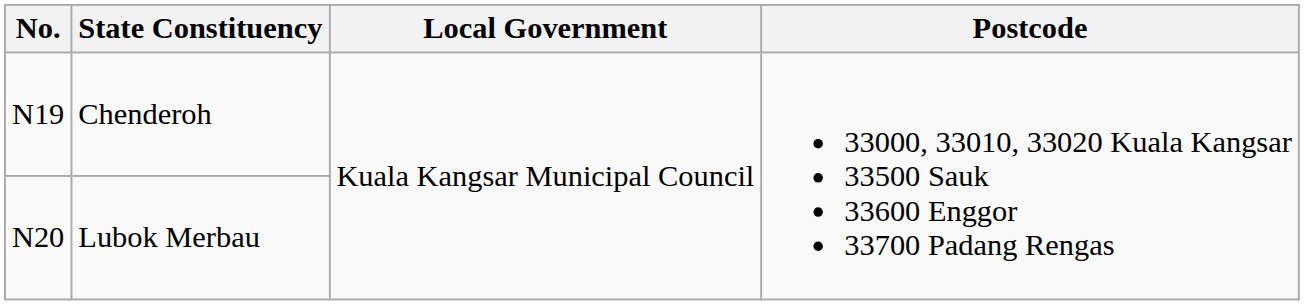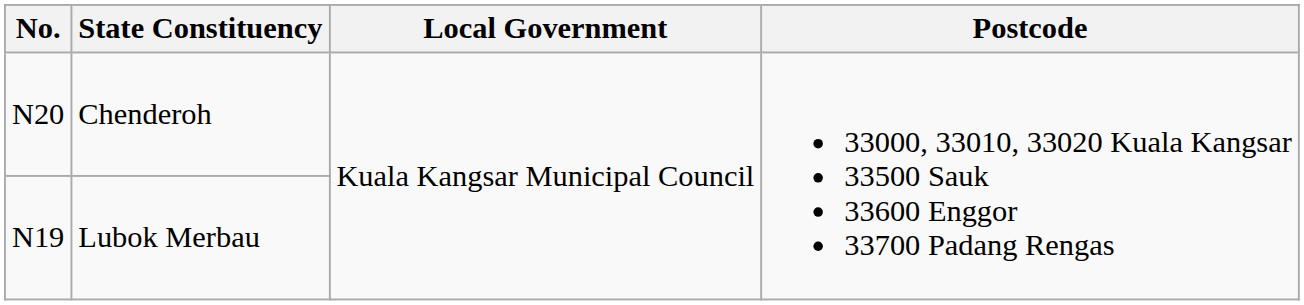(38, 114) N19 -> (38, 114) N20
(38, 237) N20 -> (38, 237) N19
